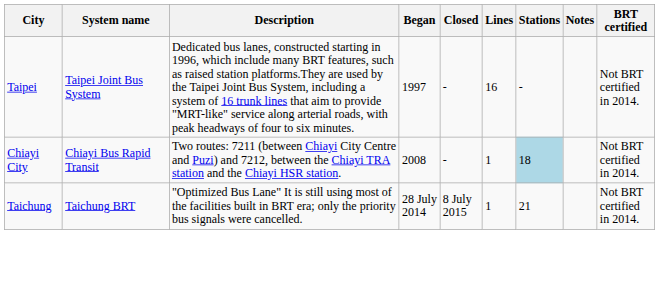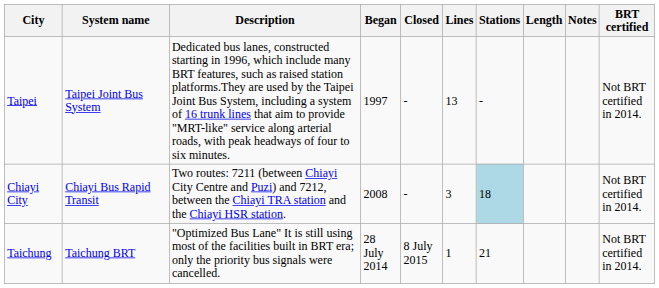+ column: (544, 20)
(491, 87) 16 -> (451, 100) 13
(488, 160) 1 -> (448, 193) 3
